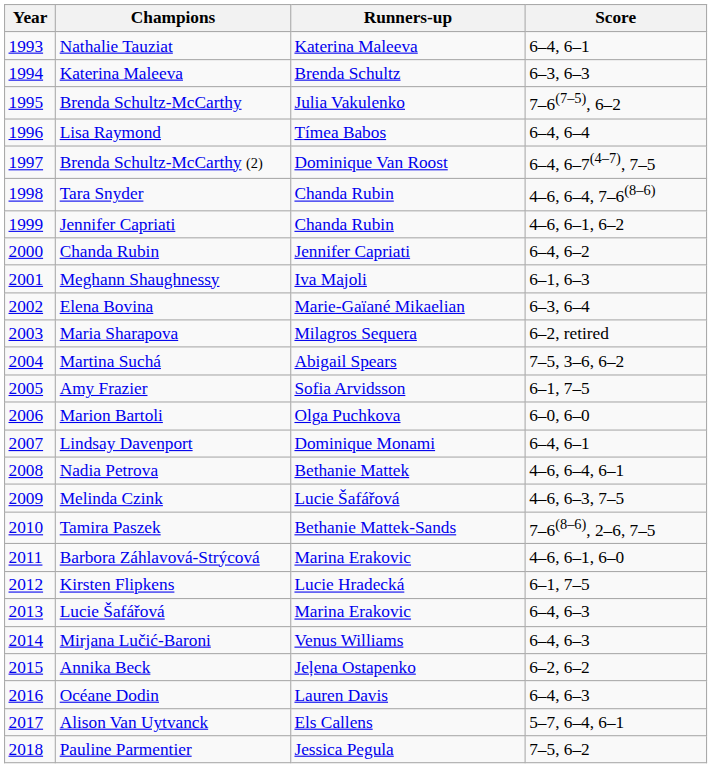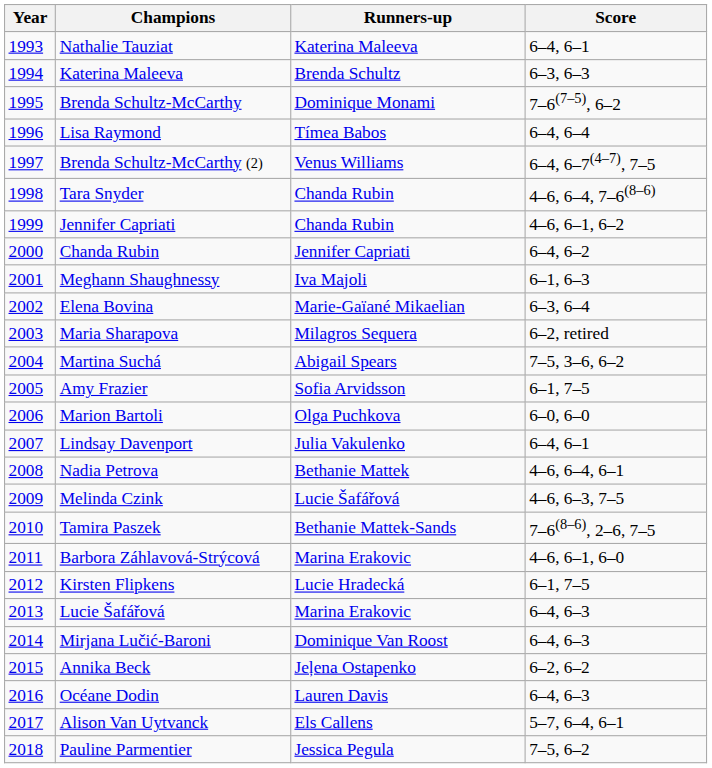(350, 102) Julia Vakulenko -> (365, 102) Dominique Monami
(371, 162) Dominique Van Roost -> (349, 162) Venus Williams
(365, 443) Dominique Monami -> (350, 443) Julia Vakulenko
(349, 639) Venus Williams -> (371, 639) Dominique Van Roost
